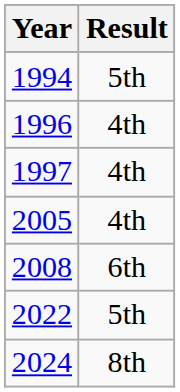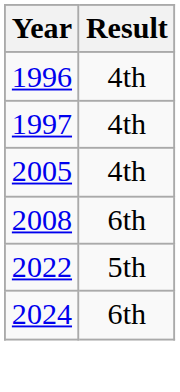- row: (42, 76)
(127, 362) 8th -> (127, 314) 6th
